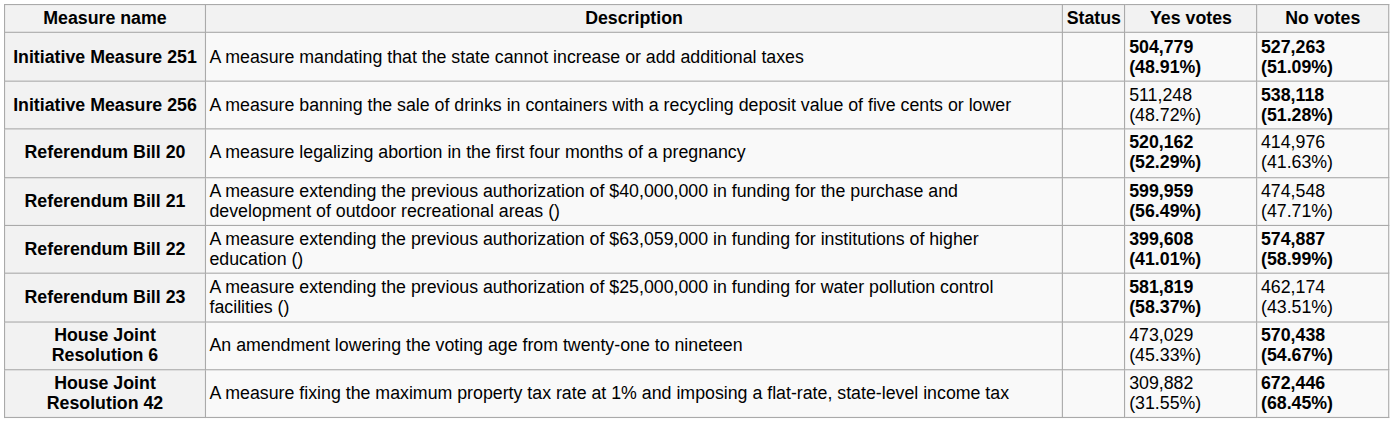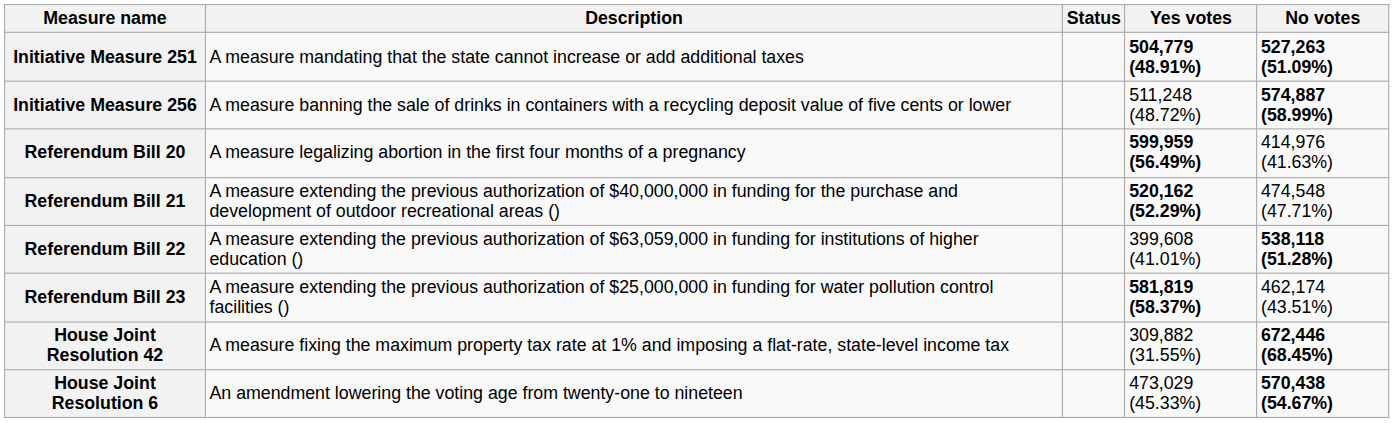(1297, 104) 538,118 (51.28%) -> (1297, 104) 574,887 (58.99%)
(1165, 153) 520,162 (52.29%) -> (1165, 153) 599,959 (56.49%)
(1165, 201) 599,959 (56.49%) -> (1165, 201) 520,162 (52.29%)
(1165, 249) bold -> (1165, 249) normal
(1297, 249) 574,887 (58.99%) -> (1297, 249) 538,118 (51.28%)
rows swapped: (105, 345) <-> (105, 393)
